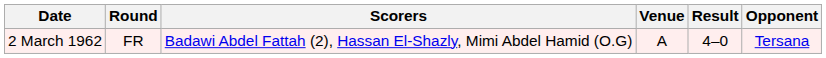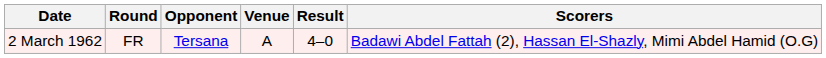columns swapped: (782, 16) <-> (398, 16)
